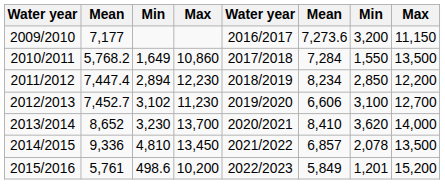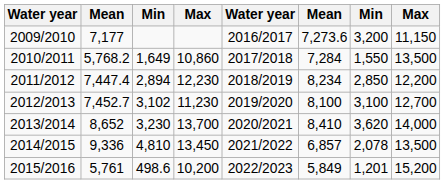(324, 102) 6,606 -> (324, 102) 8,100
